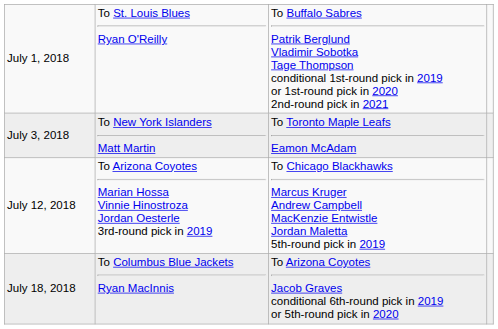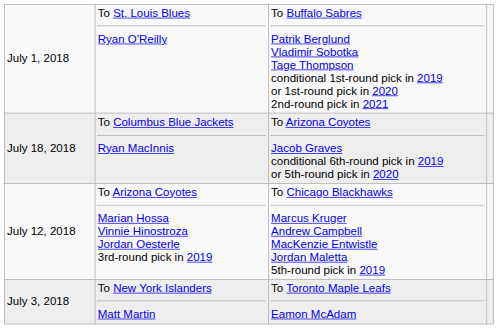rows swapped: (38, 135) <-> (41, 288)
